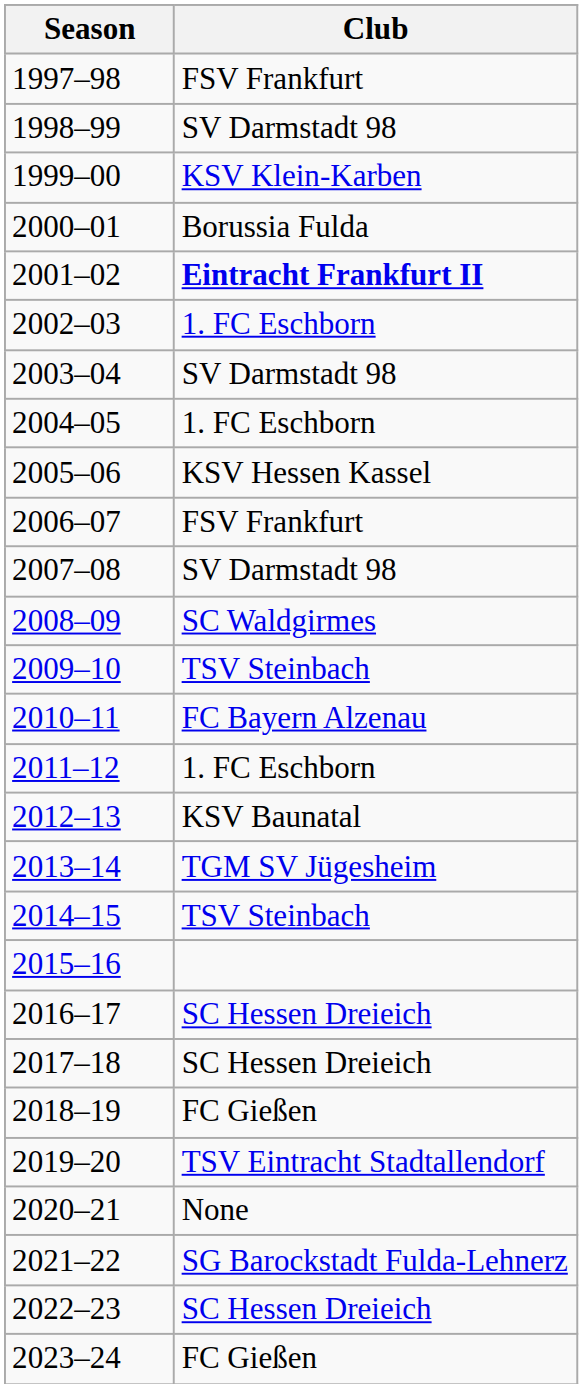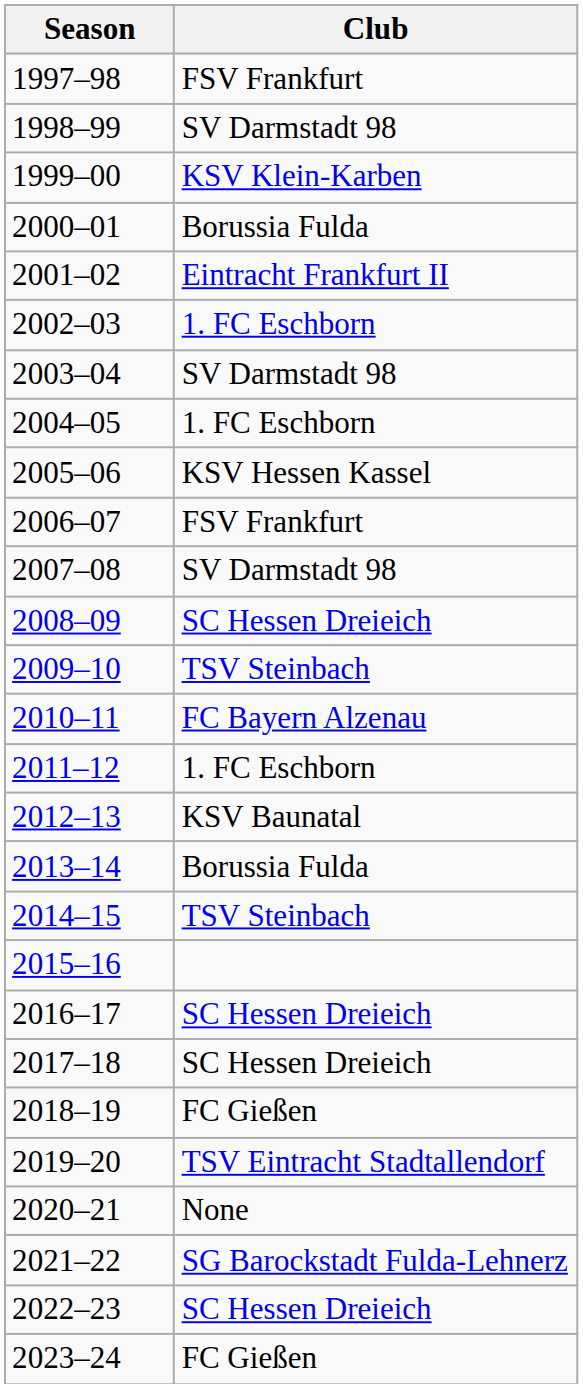(333, 275) bold -> (315, 275) normal
(279, 619) SC Waldgirmes -> (307, 619) SC Hessen Dreieich
(309, 865) TGM SV Jügesheim -> (275, 865) Borussia Fulda
